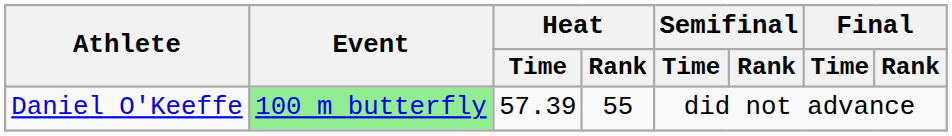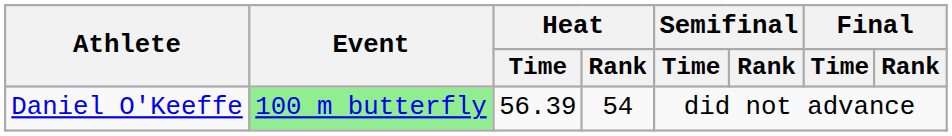(538, 108) 57.39 -> (538, 108) 56.39
(618, 108) 55 -> (618, 108) 54
